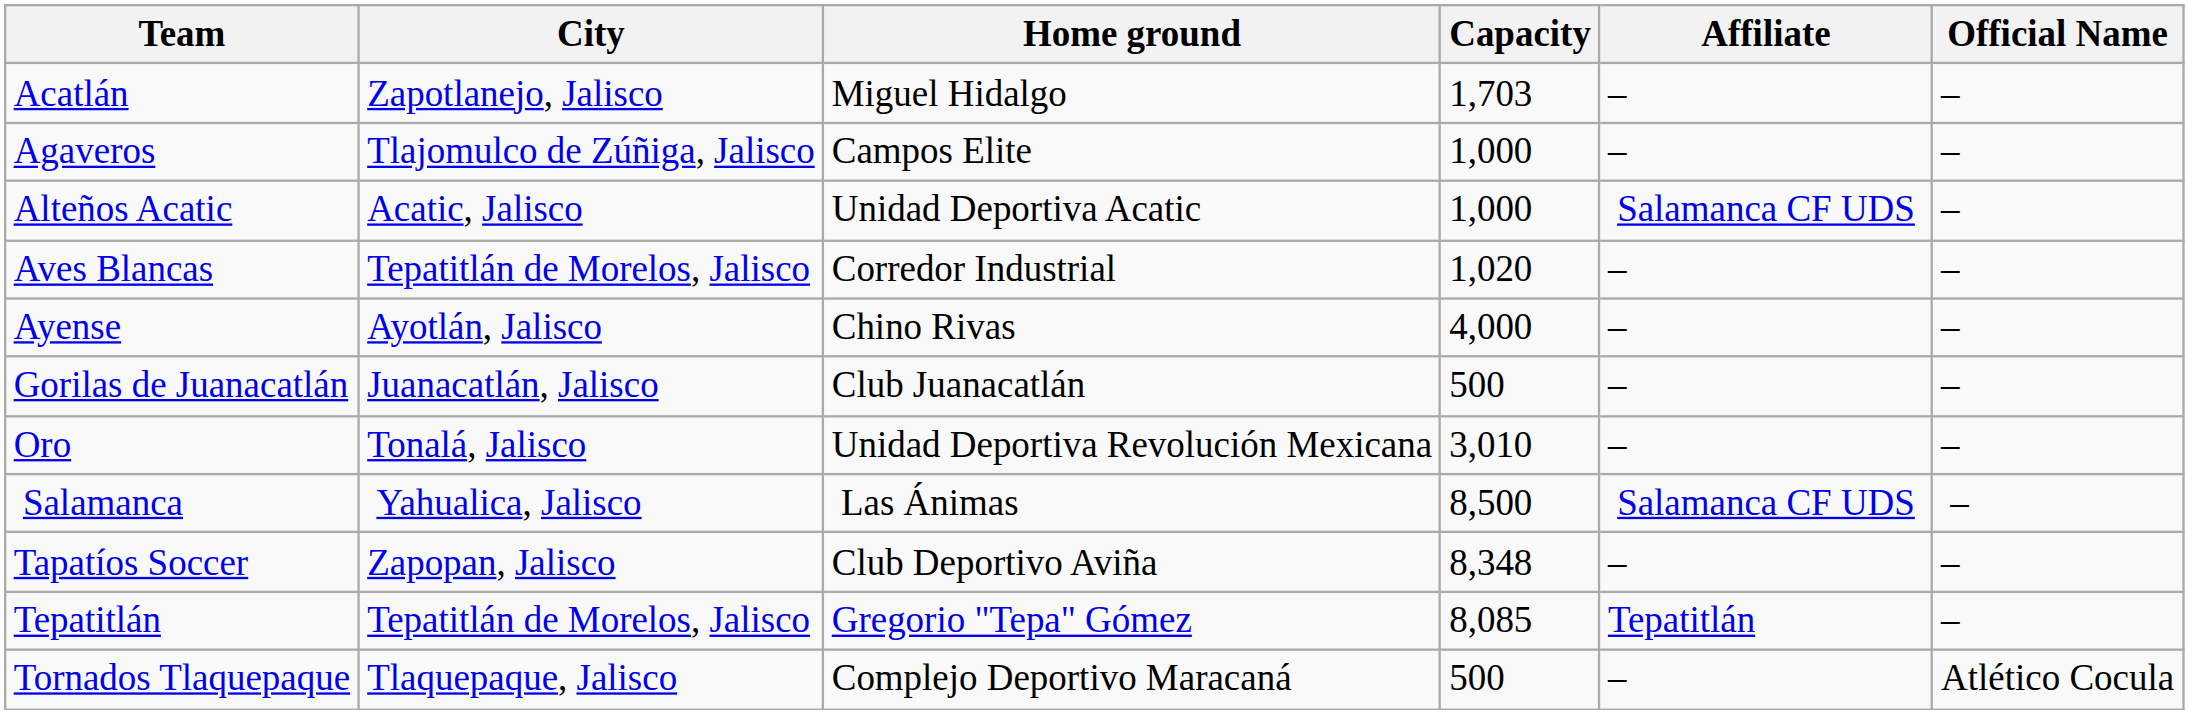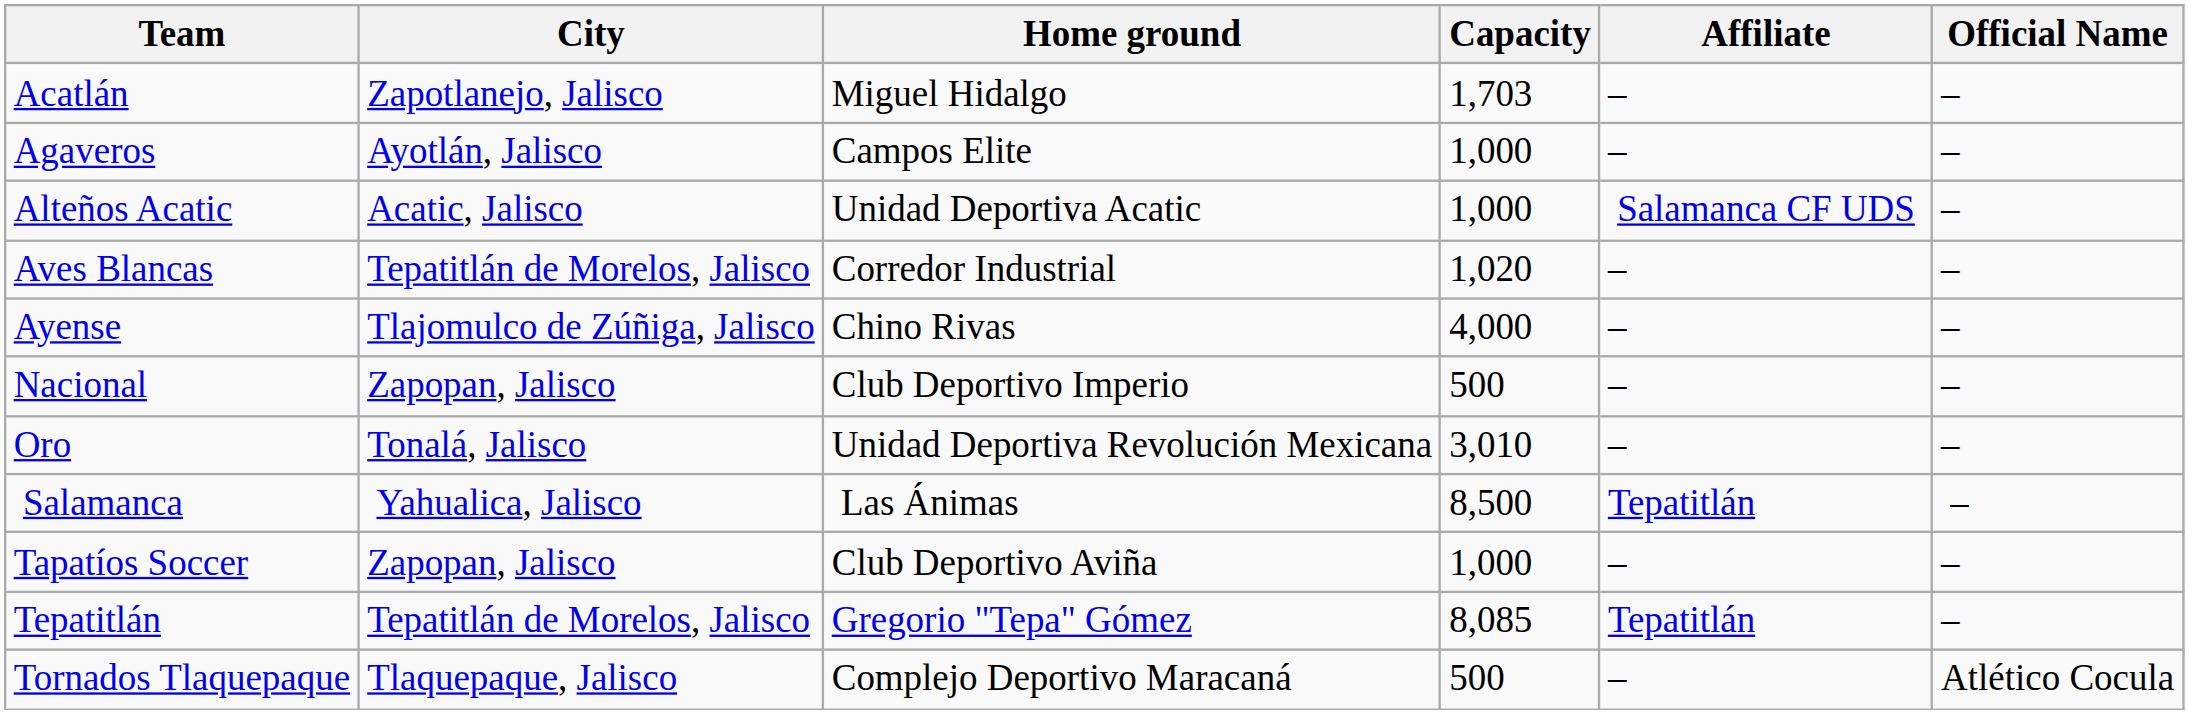(591, 151) Tlajomulco de Zúñiga, Jalisco -> (485, 151) Ayotlán, Jalisco
(485, 326) Ayotlán, Jalisco -> (591, 326) Tlajomulco de Zúñiga, Jalisco
- row: (181, 385)
+ row: (80, 385)
(1766, 502) Salamanca CF UDS -> (1682, 502) Tepatitlán
(1491, 561) 8,348 -> (1491, 561) 1,000
